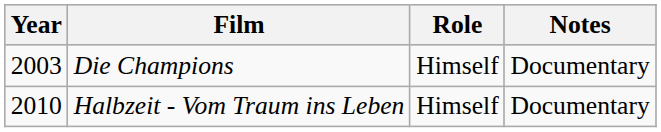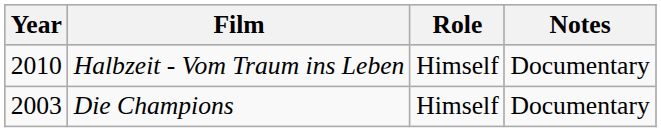rows swapped: (154, 65) <-> (239, 106)
